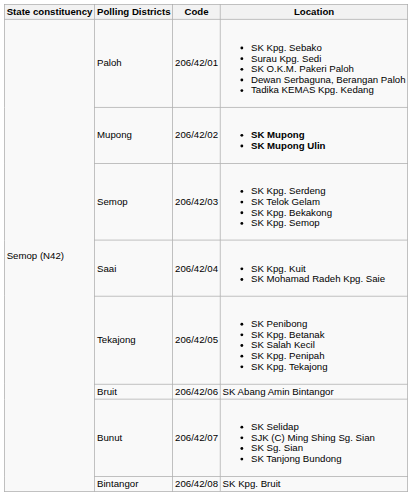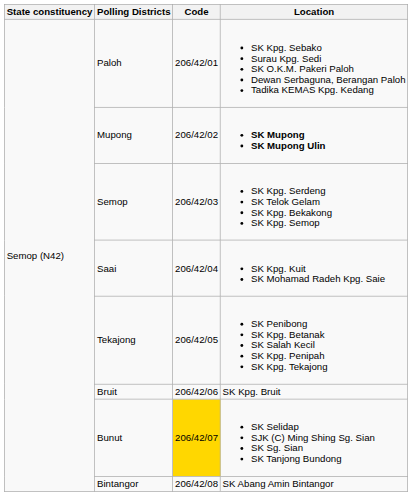(278, 391) SK Abang Amin Bintangor -> (252, 391) SK Kpg. Bruit
(197, 437) no background -> (197, 437) gold background
(252, 483) SK Kpg. Bruit -> (278, 483) SK Abang Amin Bintangor
